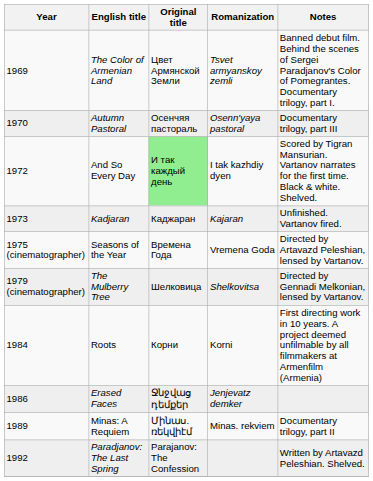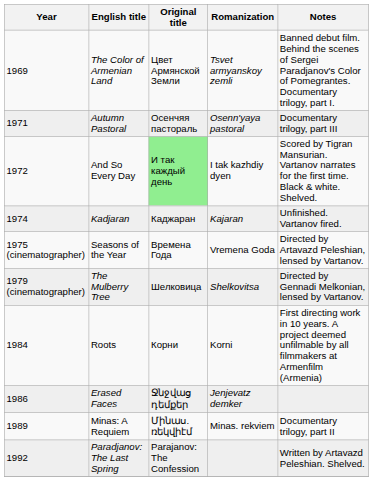(17, 123) 1970 -> (17, 123) 1971
(17, 218) 1973 -> (17, 218) 1974
